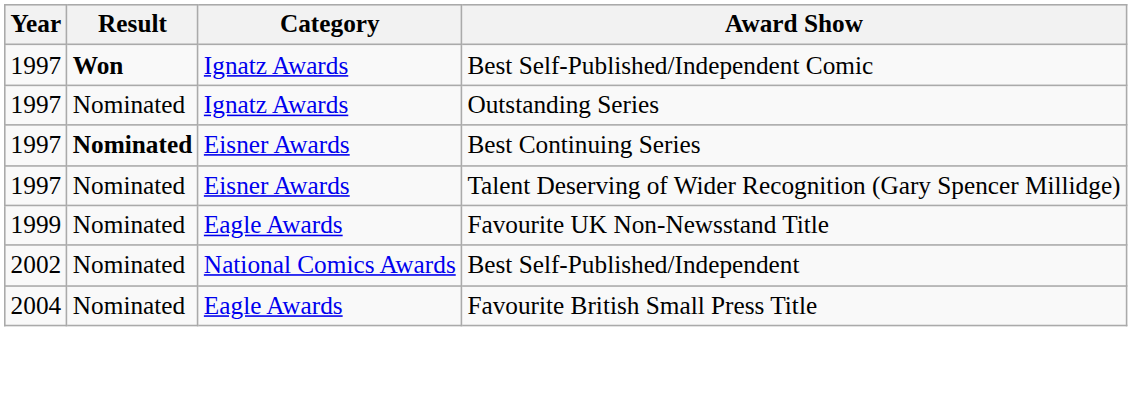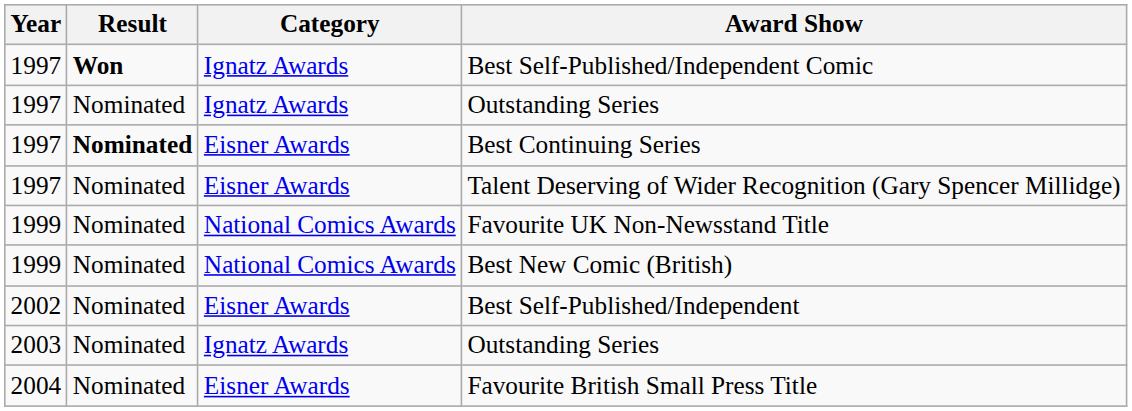(273, 225) Eagle Awards -> (330, 225) National Comics Awards
+ row: (36, 265)
(330, 265) National Comics Awards -> (277, 305) Eisner Awards
+ row: (36, 345)
(273, 305) Eagle Awards -> (277, 385) Eisner Awards
